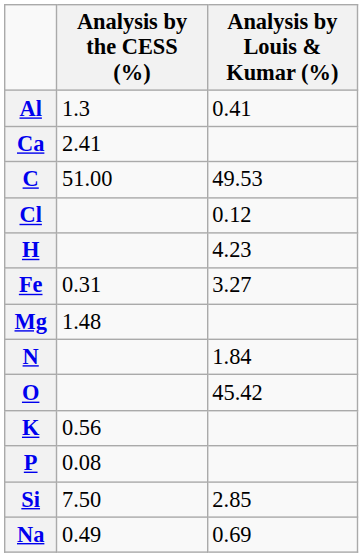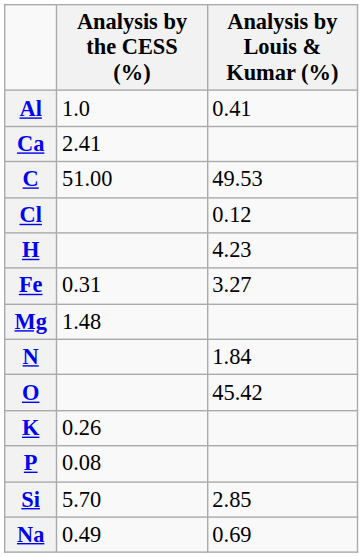(76, 108) 1.3 -> (76, 108) 1.0
(82, 427) 0.56 -> (82, 427) 0.26
(82, 498) 7.50 -> (82, 498) 5.70
